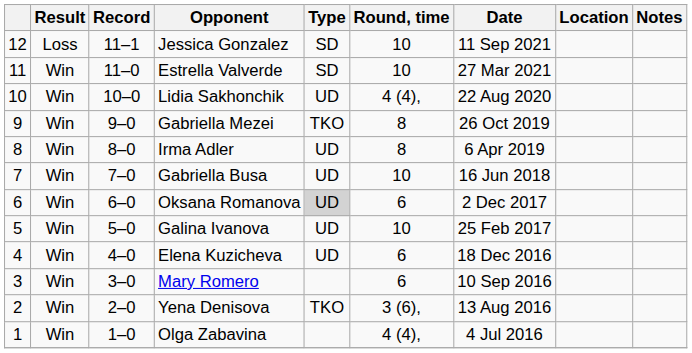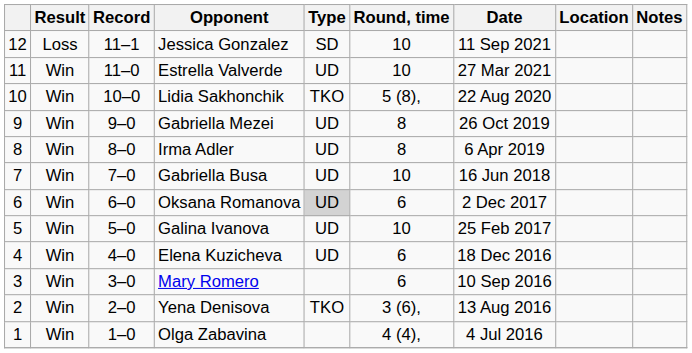(327, 70) SD -> (327, 70) UD
(327, 96) UD -> (327, 96) TKO
(402, 96) 4 (4), -> (402, 96) 5 (8),
(327, 123) TKO -> (327, 123) UD
